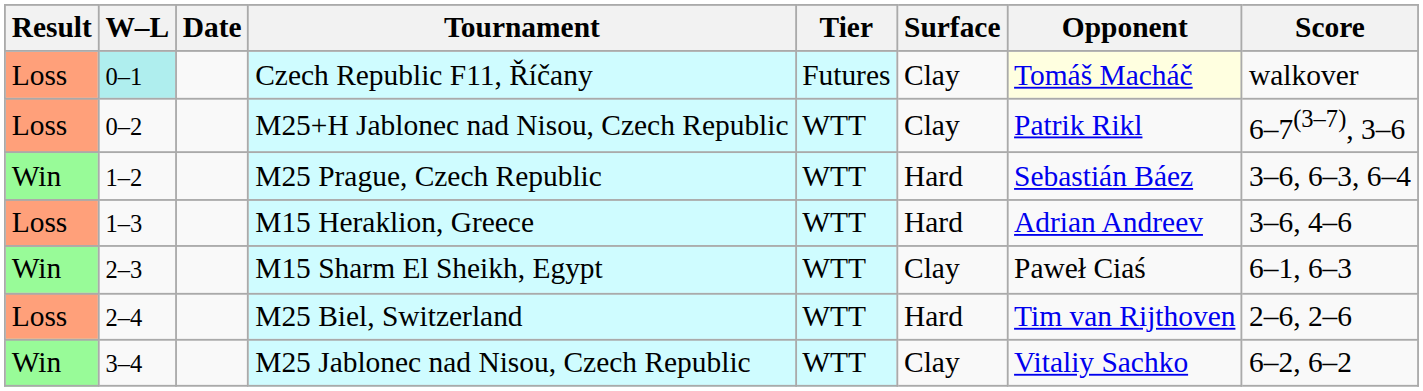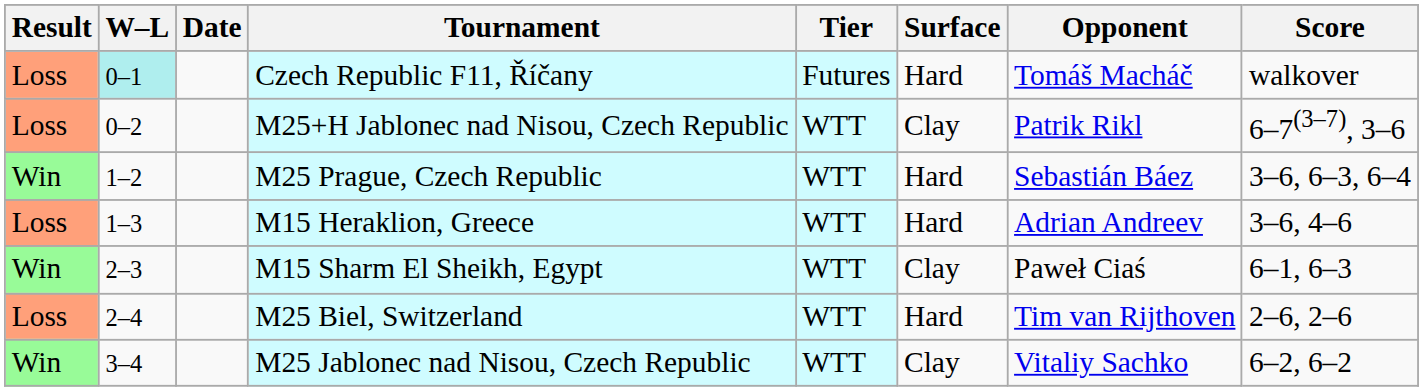(932, 74) Clay -> (933, 74) Hard
(1103, 74) lightyellow background -> (1103, 74) no background
